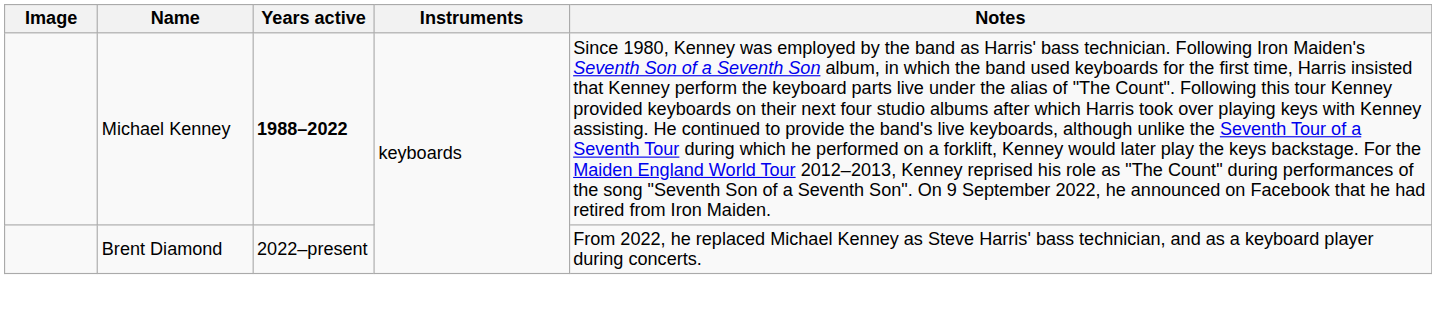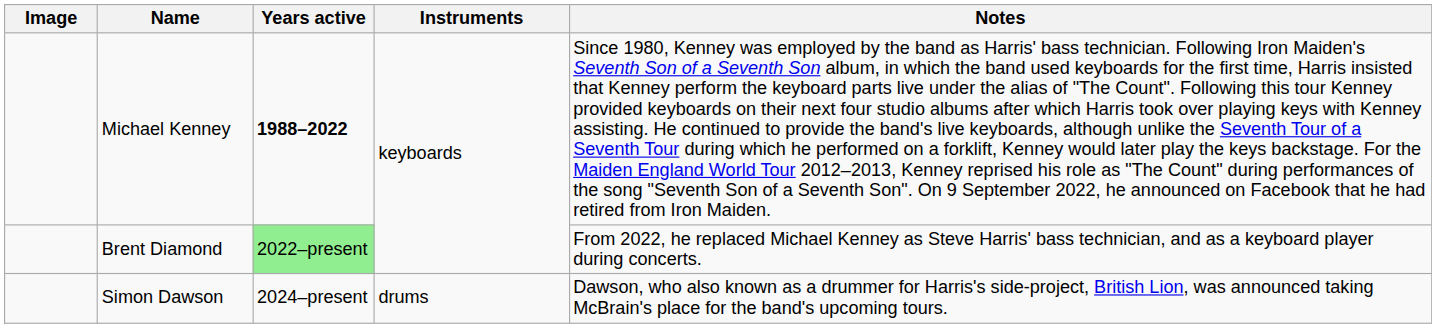(312, 249) no background -> (312, 249) lightgreen background
+ row: (163, 298)
